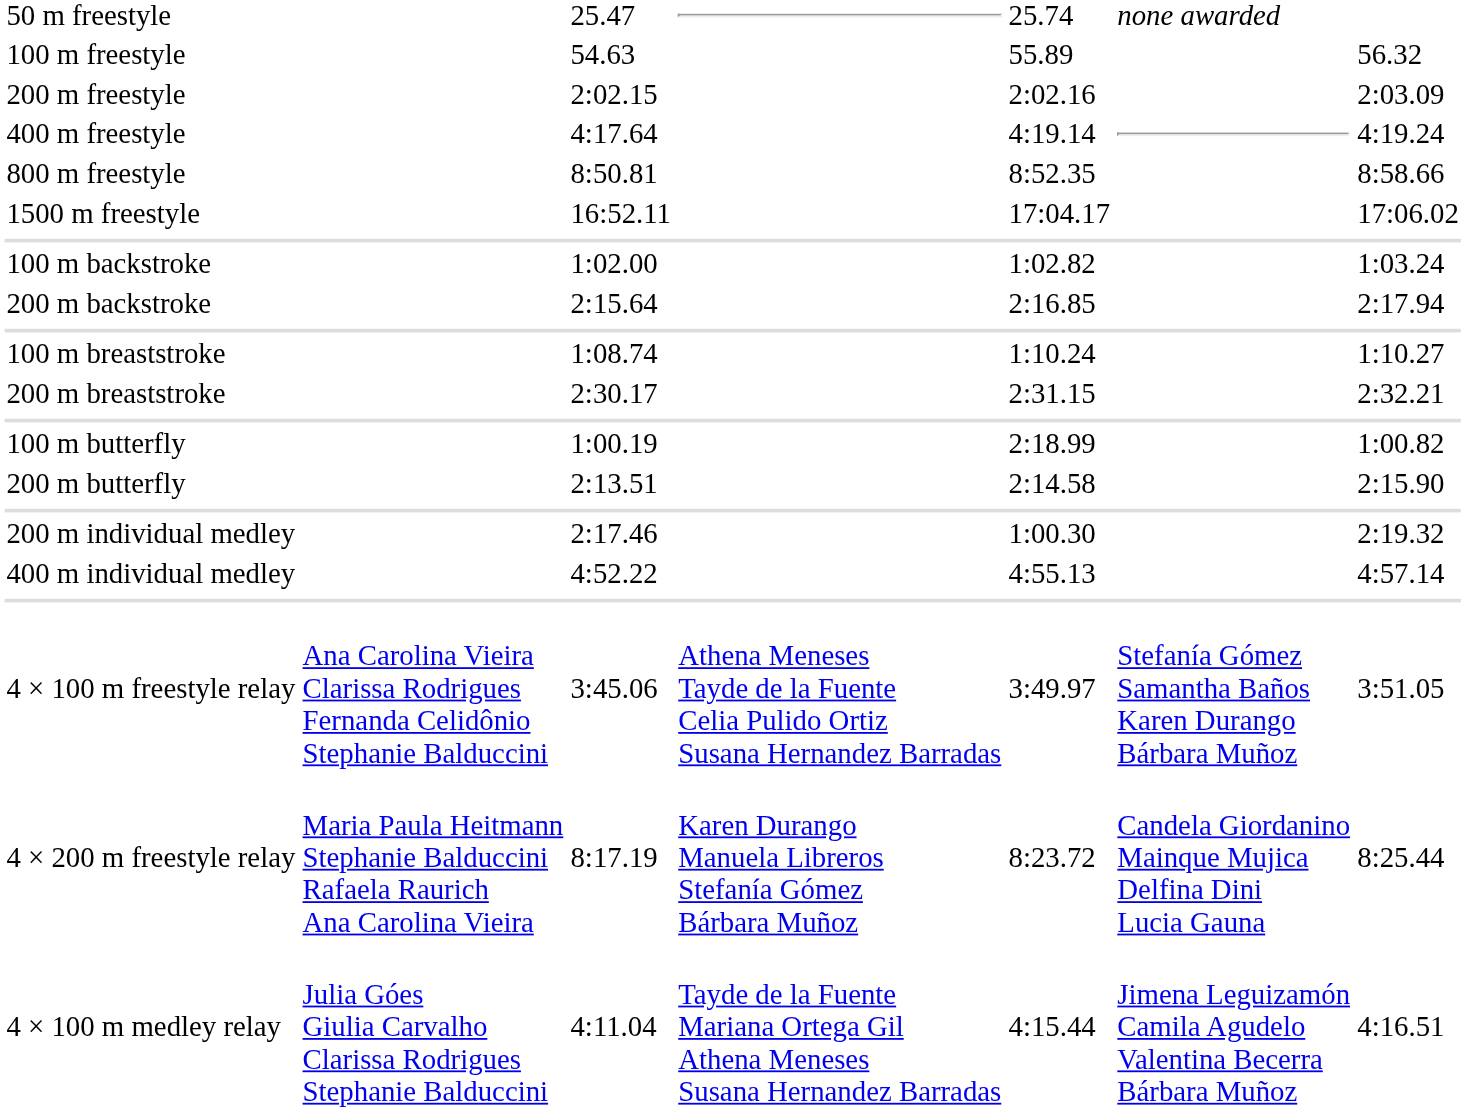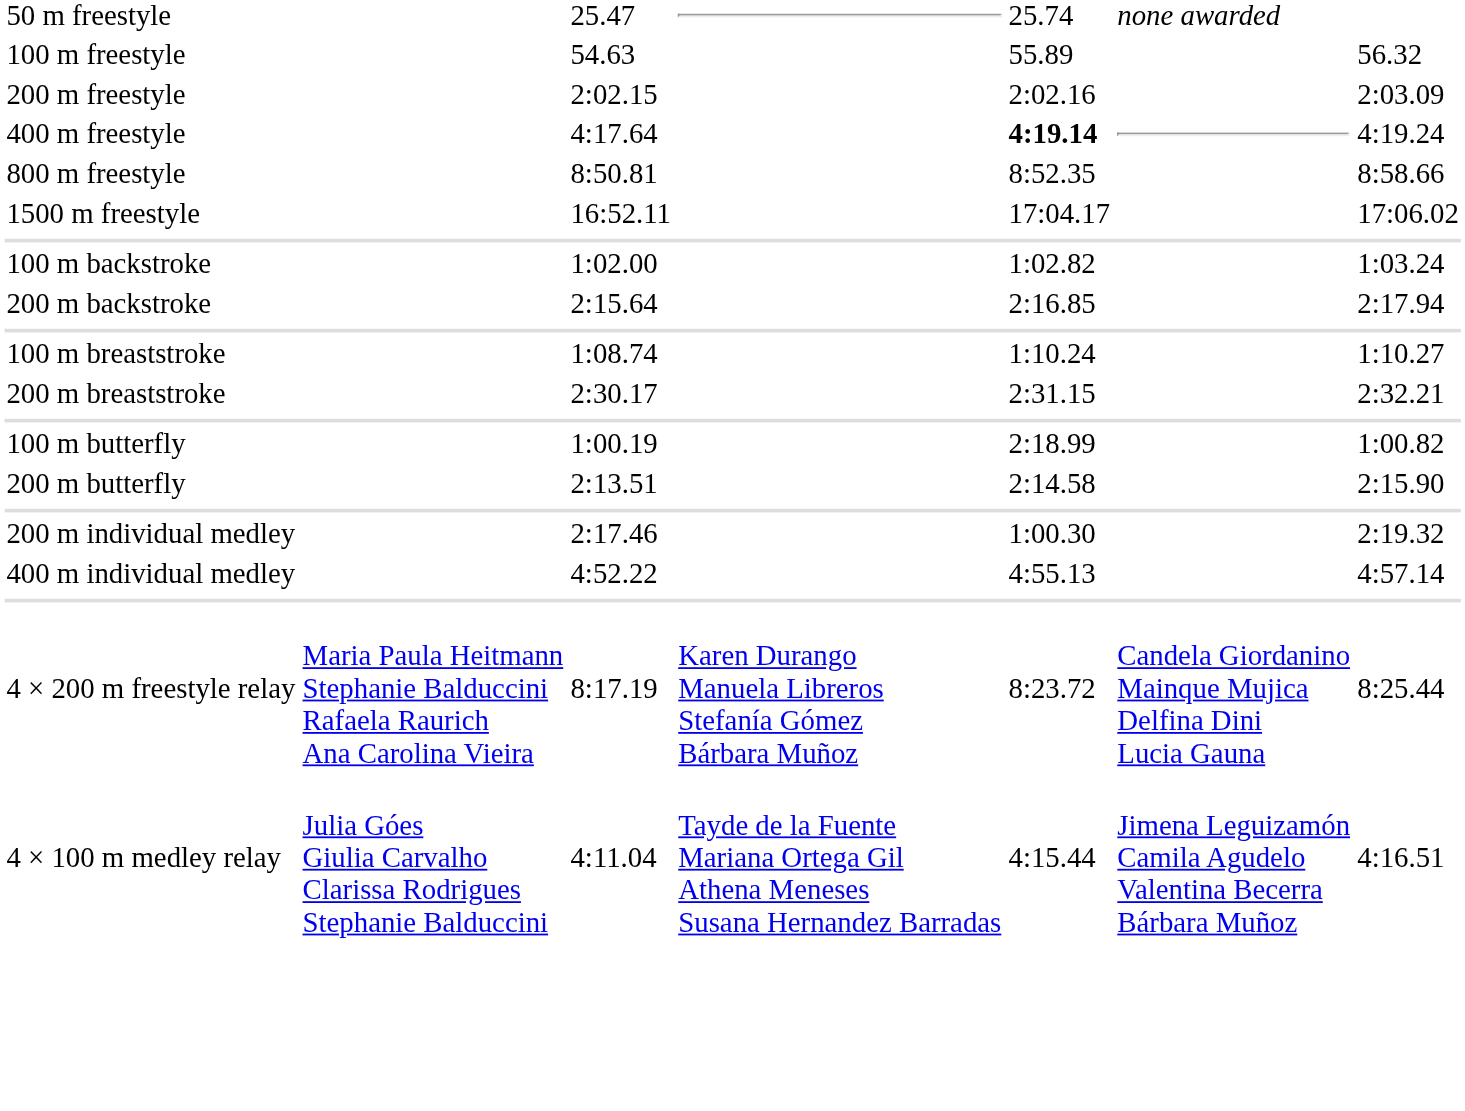(1052, 134) normal -> (1053, 134) bold
- row: (151, 688)
